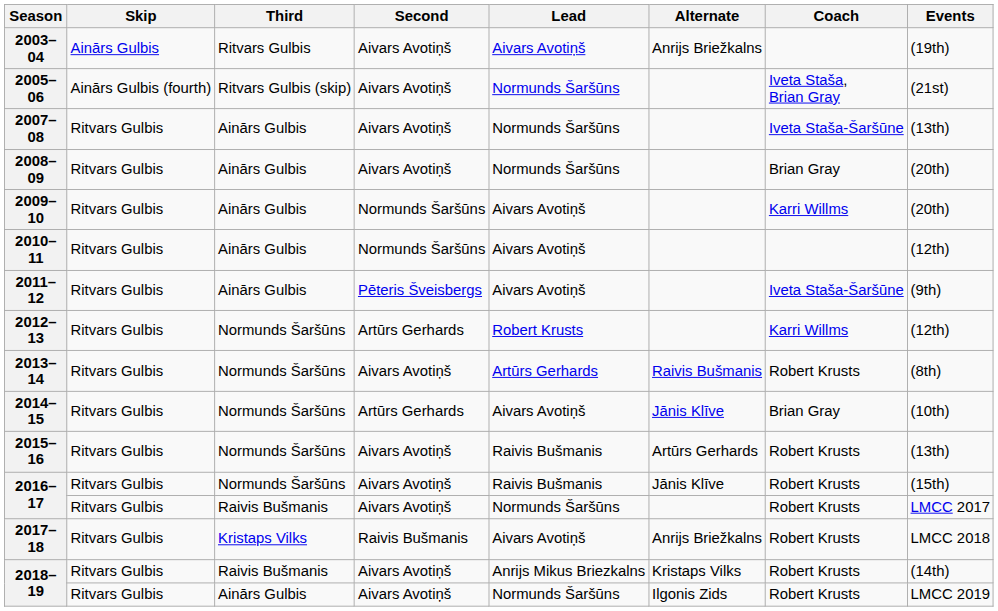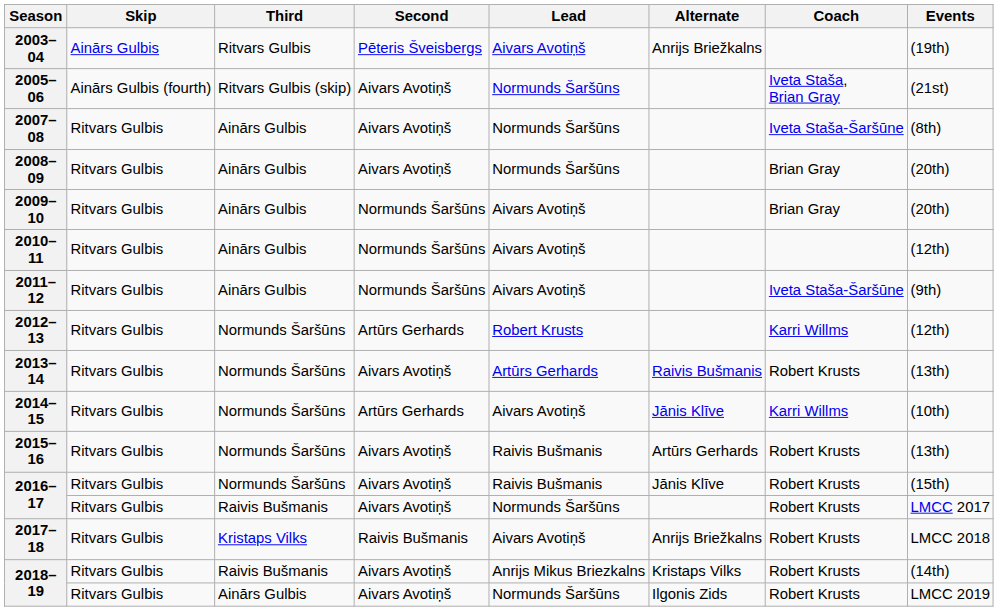(405, 48) Aivars Avotiņš -> (420, 48) Pēteris Šveisbergs
(930, 128) (13th) -> (926, 128) (8th)
(809, 209) Karri Willms -> (804, 209) Brian Gray
(420, 290) Pēteris Šveisbergs -> (422, 290) Normunds Šaršūns
(926, 370) (8th) -> (930, 370) (13th)
(804, 411) Brian Gray -> (809, 411) Karri Willms
